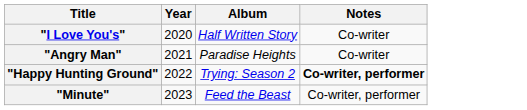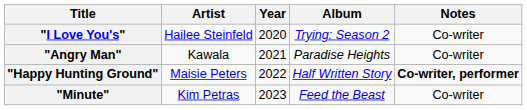+ column: (208, 14)
(248, 34) Half Written Story -> (342, 34) Trying: Season 2
(248, 74) Trying: Season 2 -> (342, 74) Half Written Story
(364, 94) Co-writer, performer -> (458, 94) Co-writer
